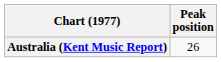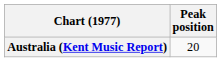(193, 47) 26 -> (193, 47) 20
